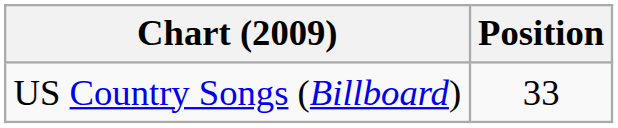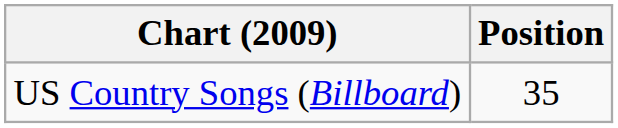(541, 91) 33 -> (541, 91) 35
